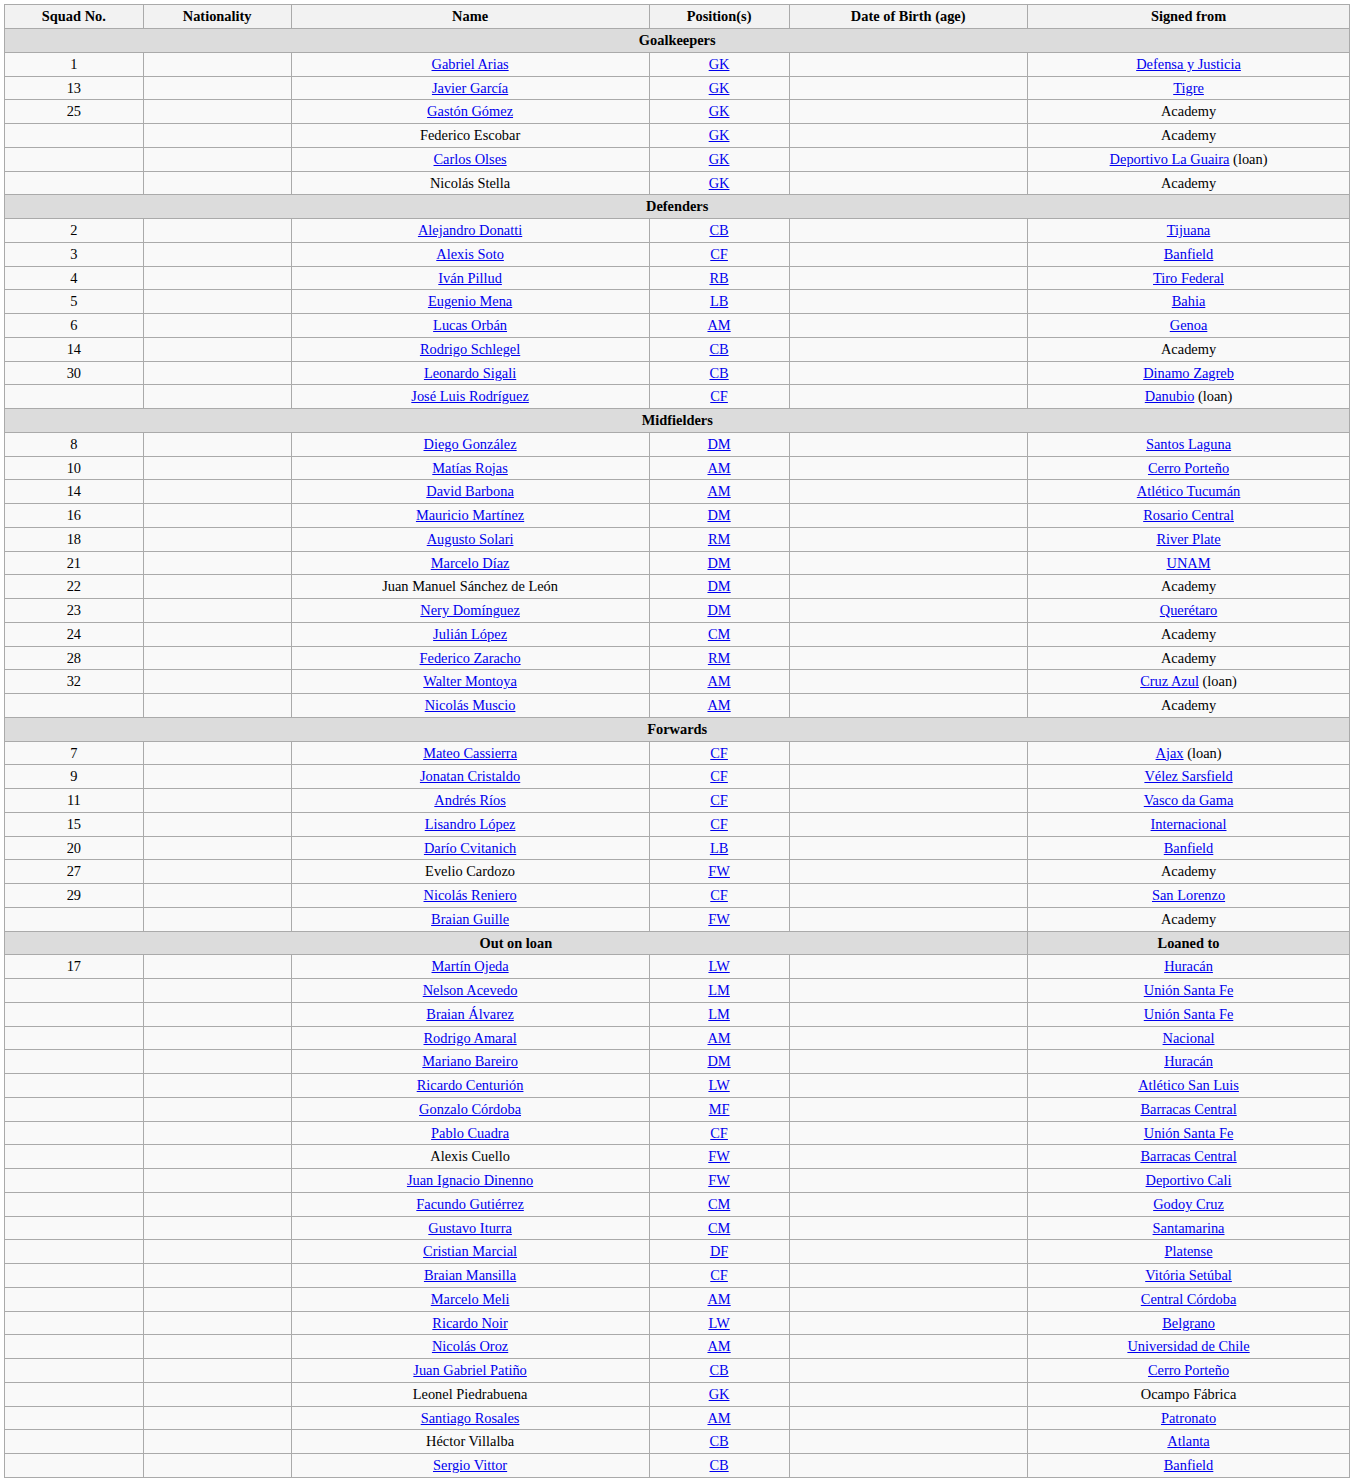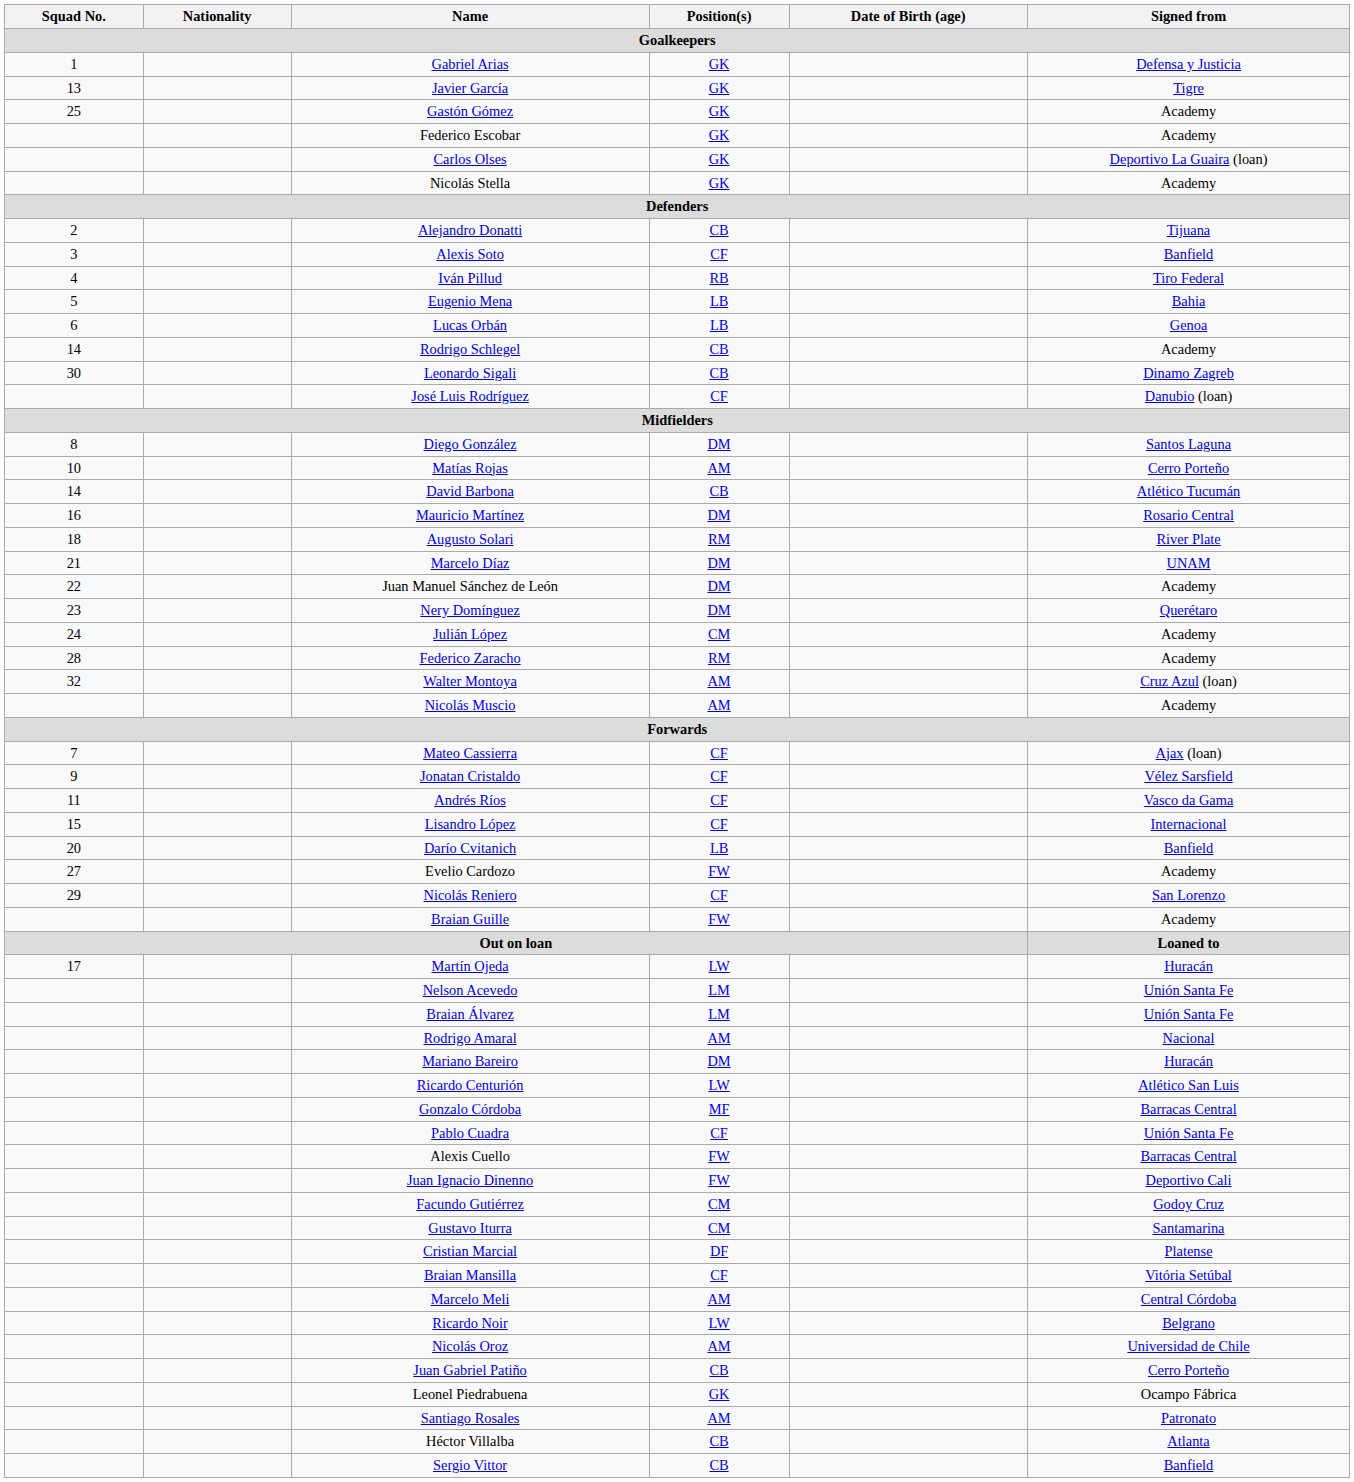(719, 325) AM -> (719, 325) LB
(719, 491) AM -> (719, 491) CB
